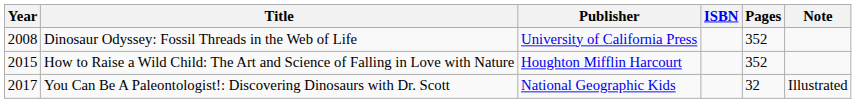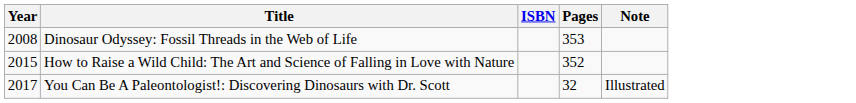- column: (609, 16)
(756, 39) 352 -> (573, 39) 353
